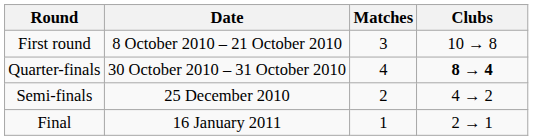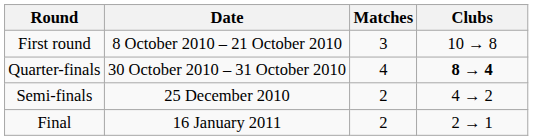(383, 122) 1 -> (383, 122) 2
